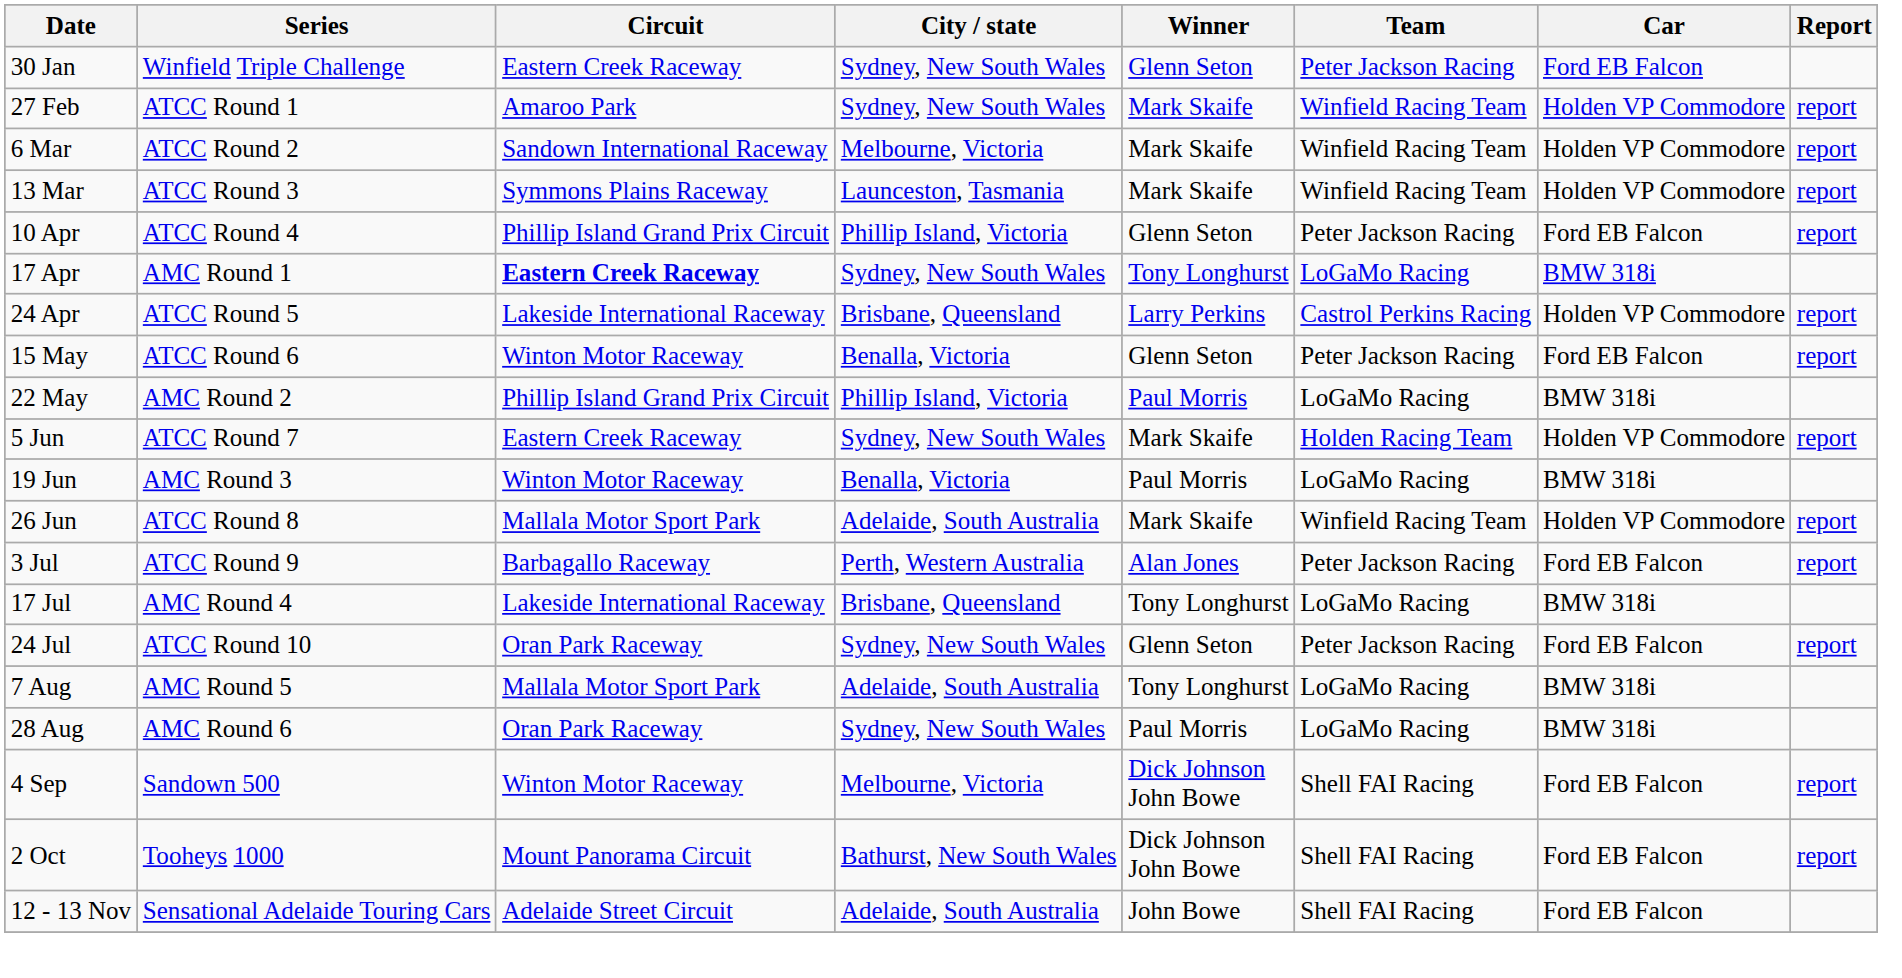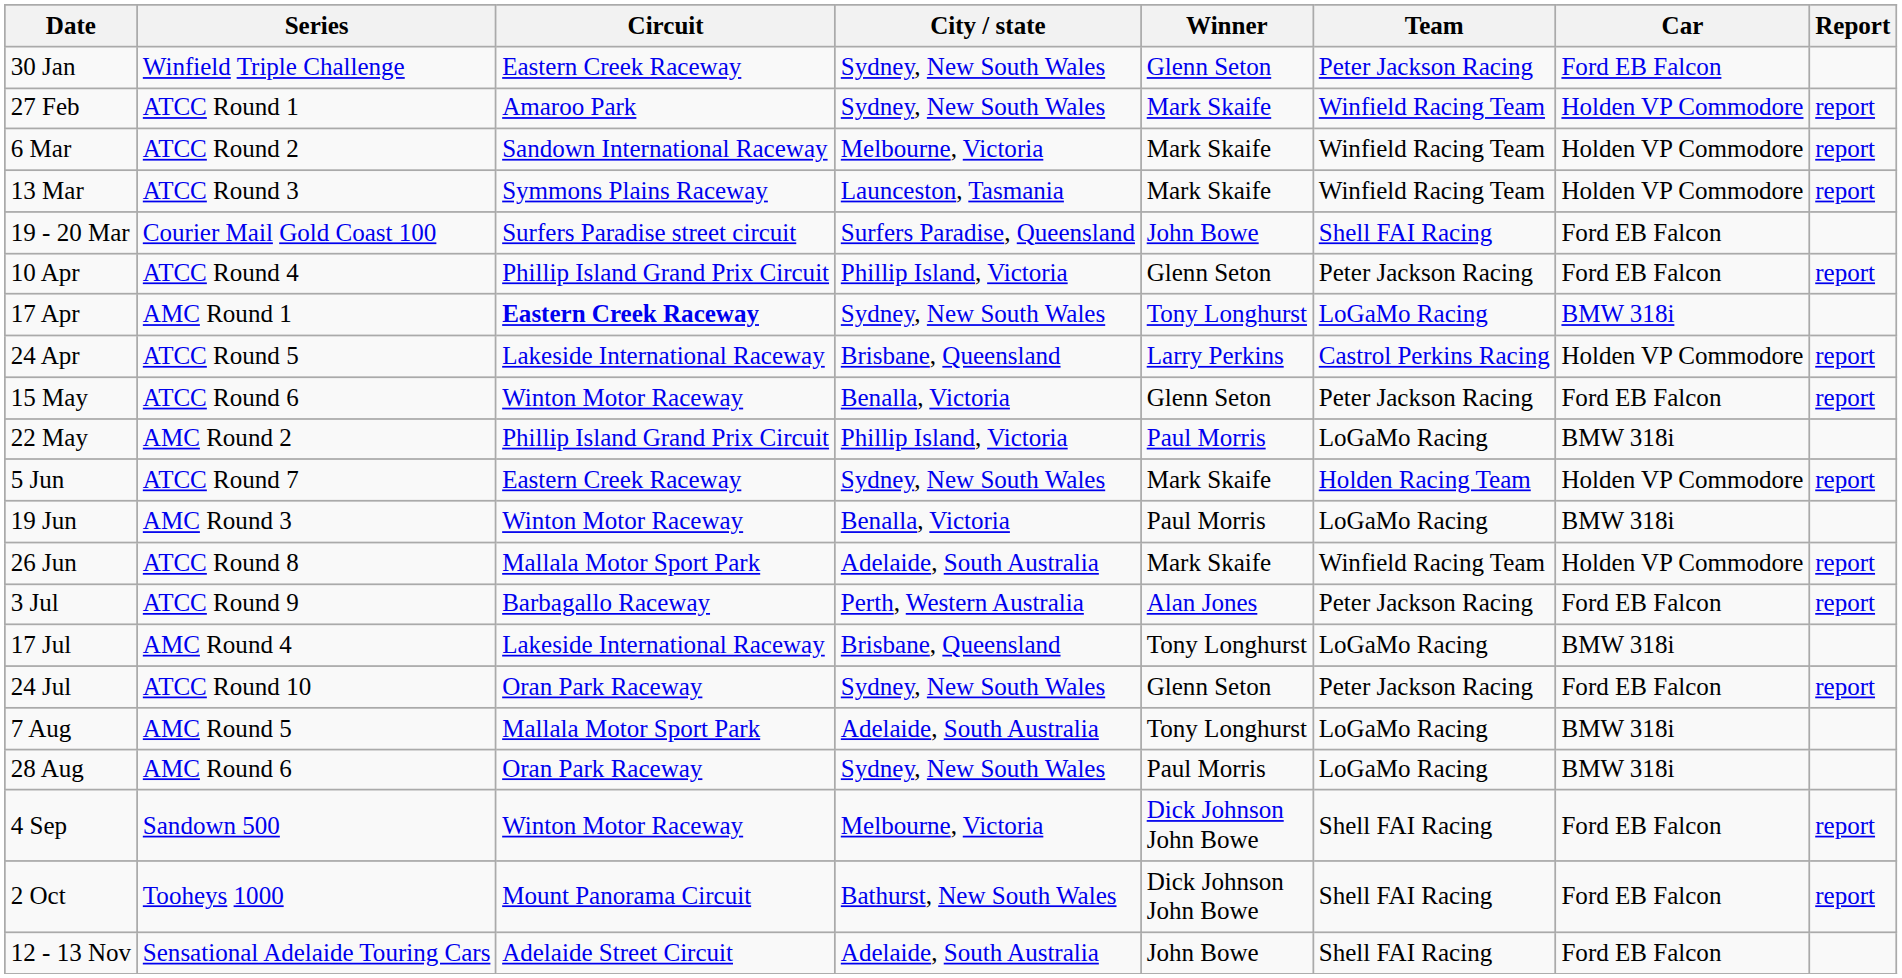+ row: (70, 232)
